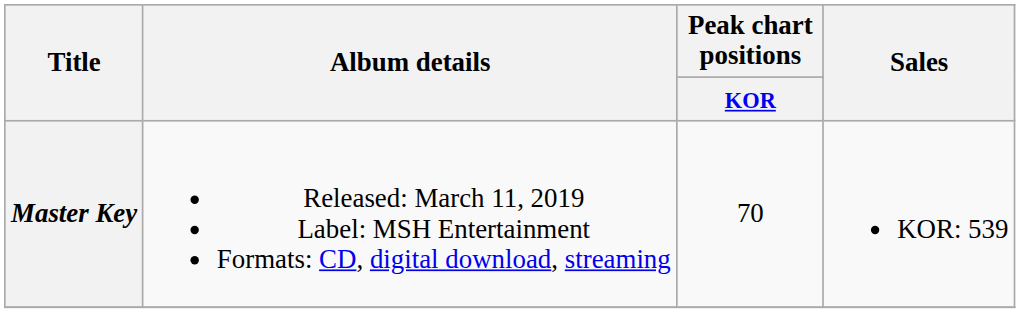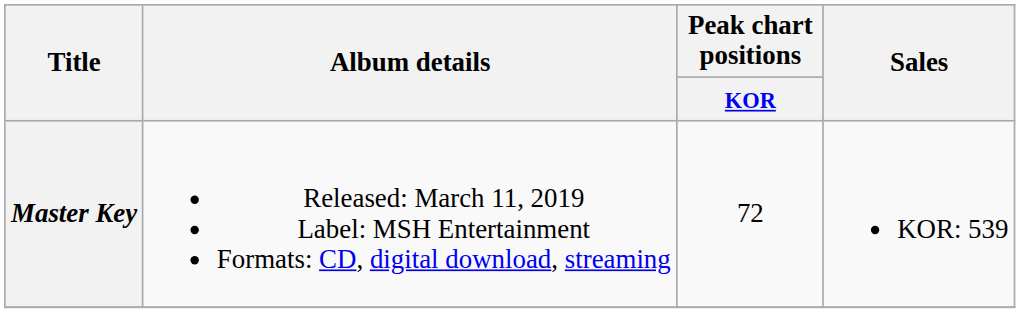(750, 213) 70 -> (750, 213) 72
